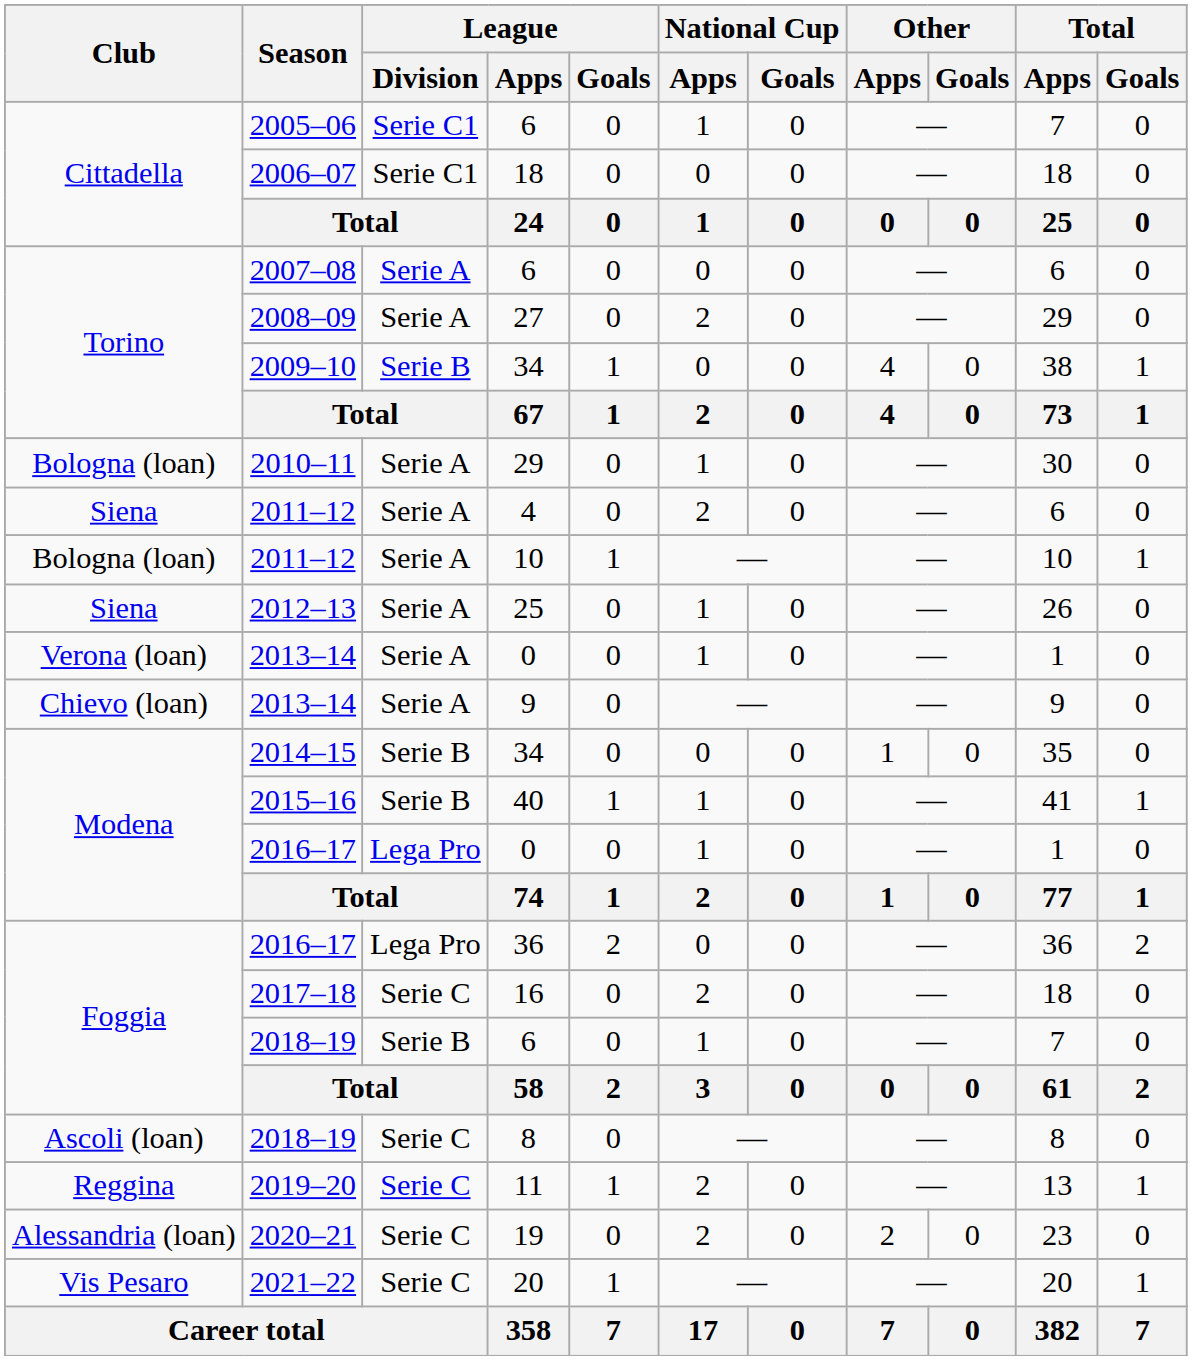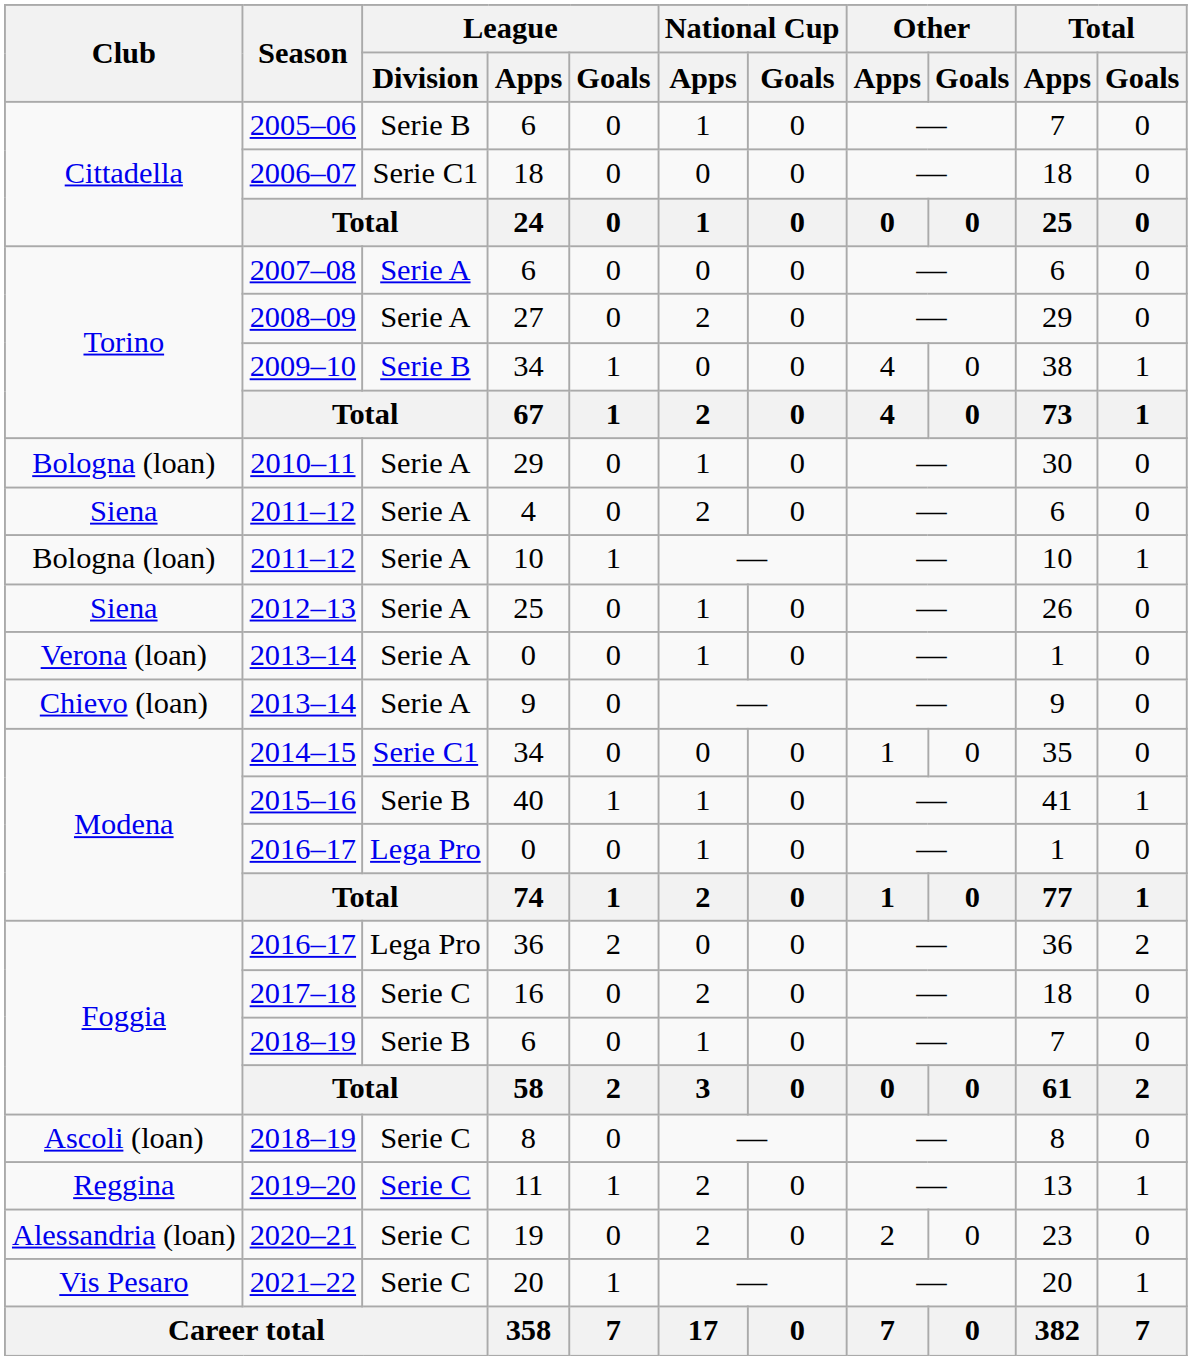(425, 125) Serie C1 -> (425, 125) Serie B
(425, 751) Serie B -> (425, 751) Serie C1
